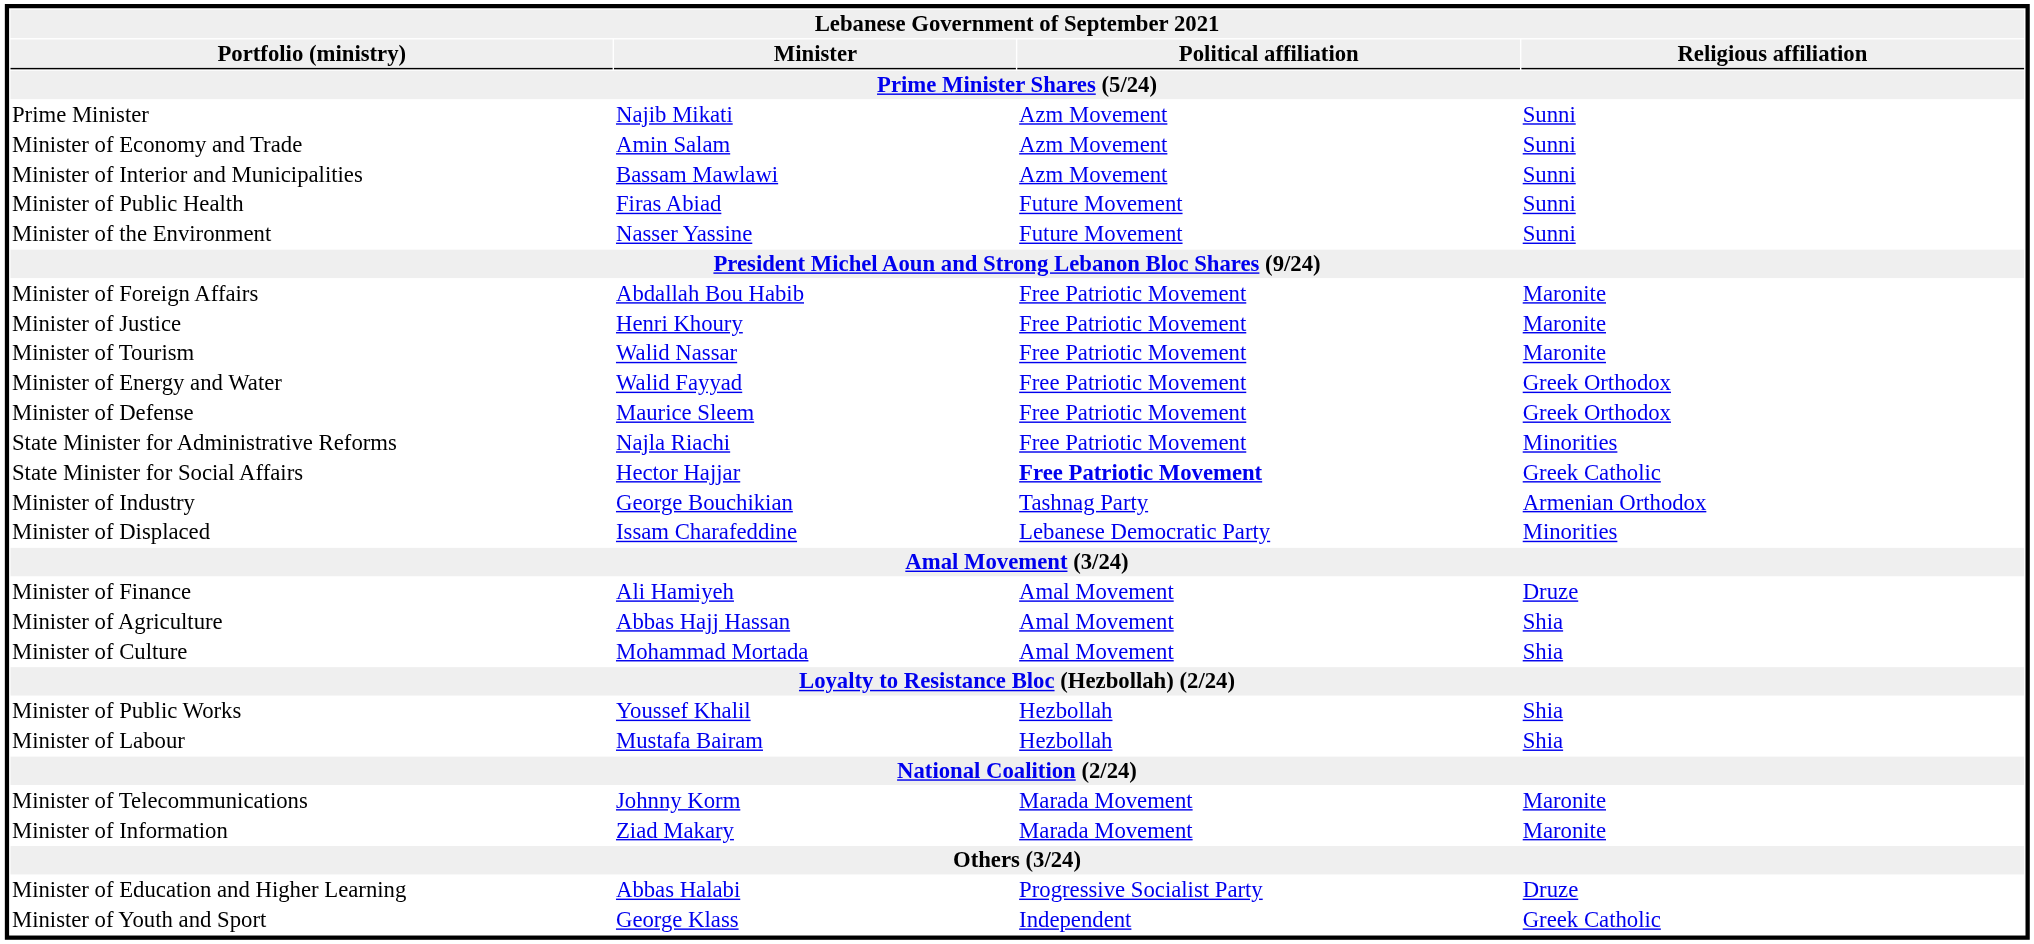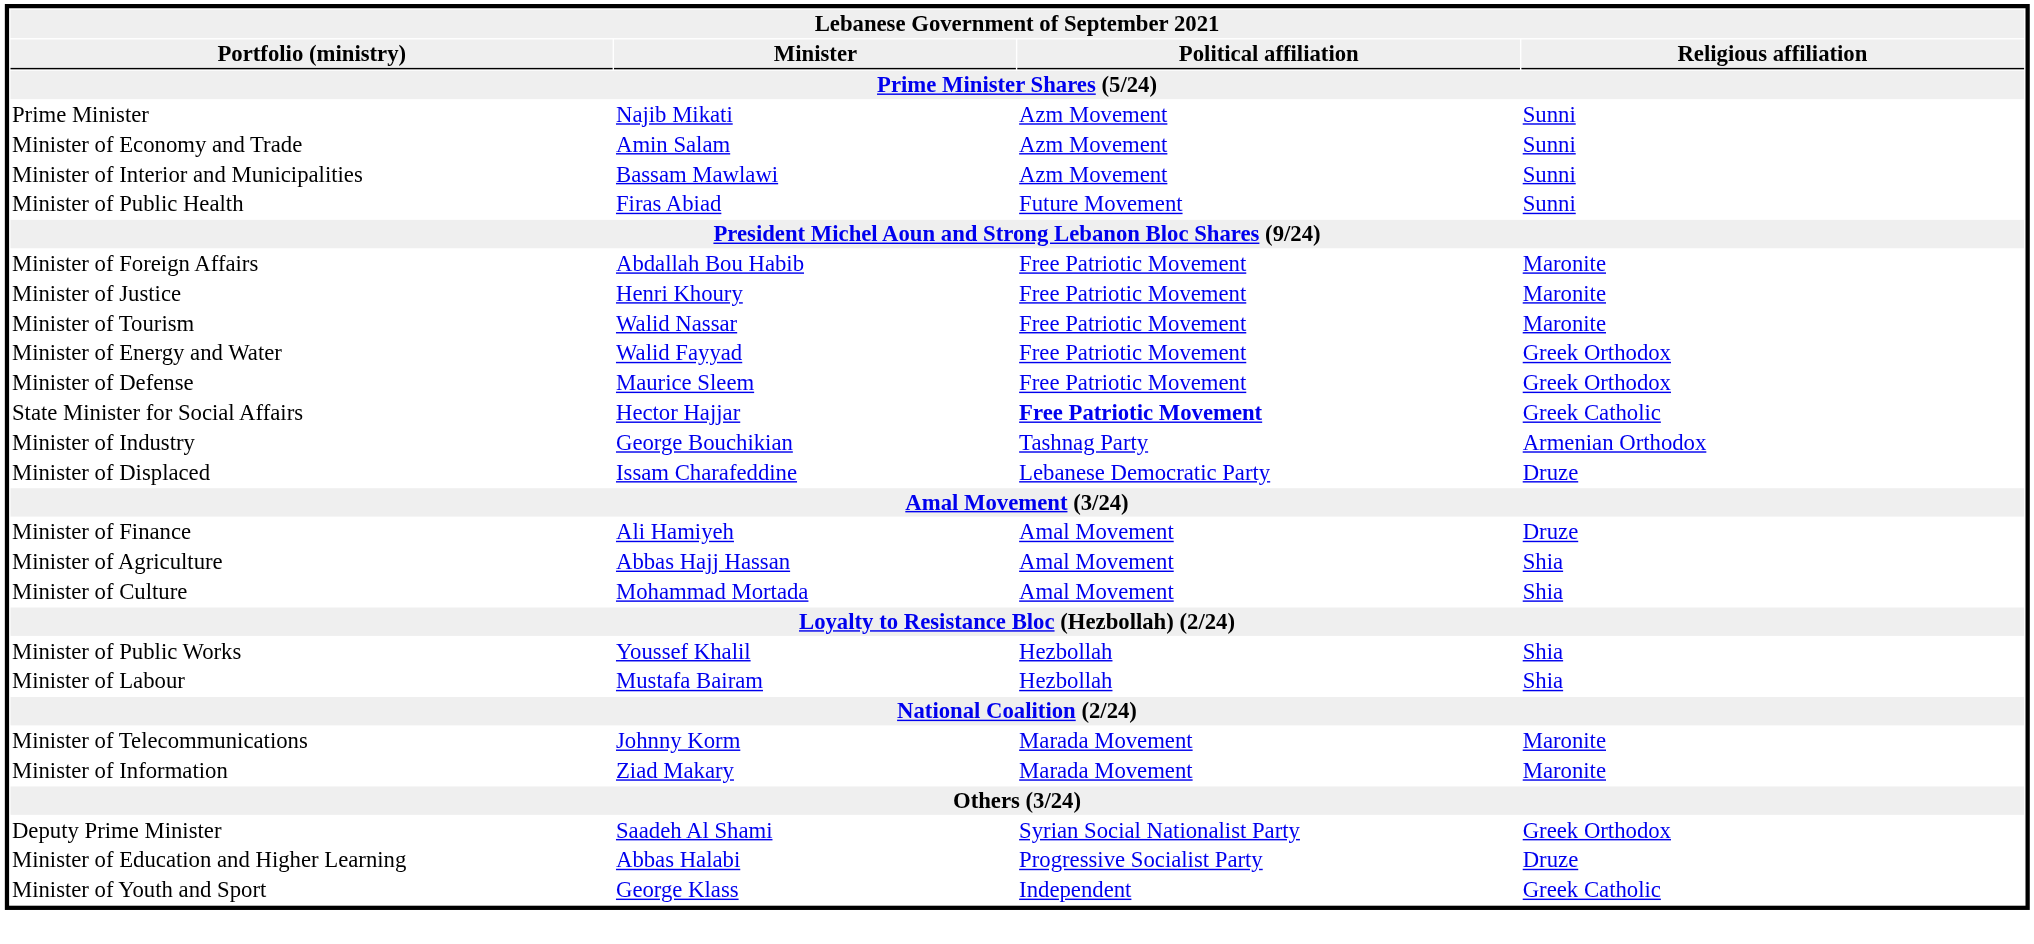- row: (142, 233)
- row: (204, 442)
(1570, 532) Minorities -> (1550, 472) Druze
+ row: (117, 830)
